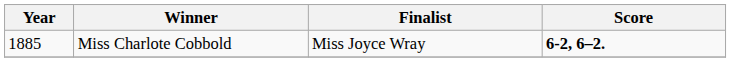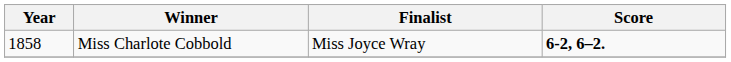(25, 43) 1885 -> (25, 43) 1858
